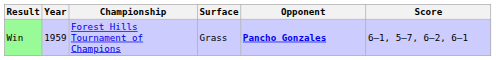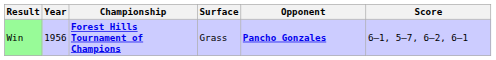(55, 38) 1959 -> (55, 38) 1956
(107, 38) normal -> (107, 38) bold
